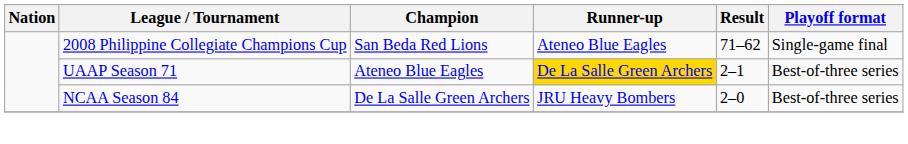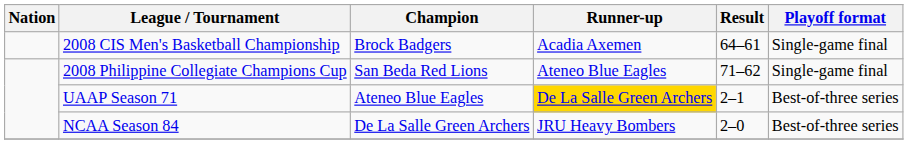+ row: (201, 45)
